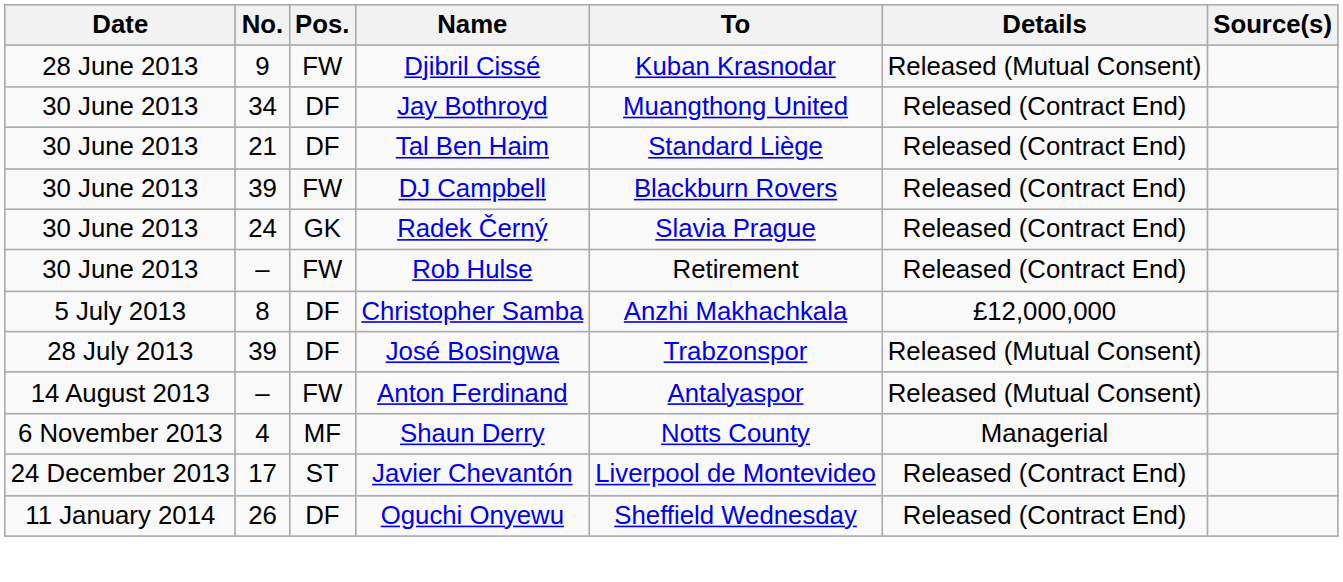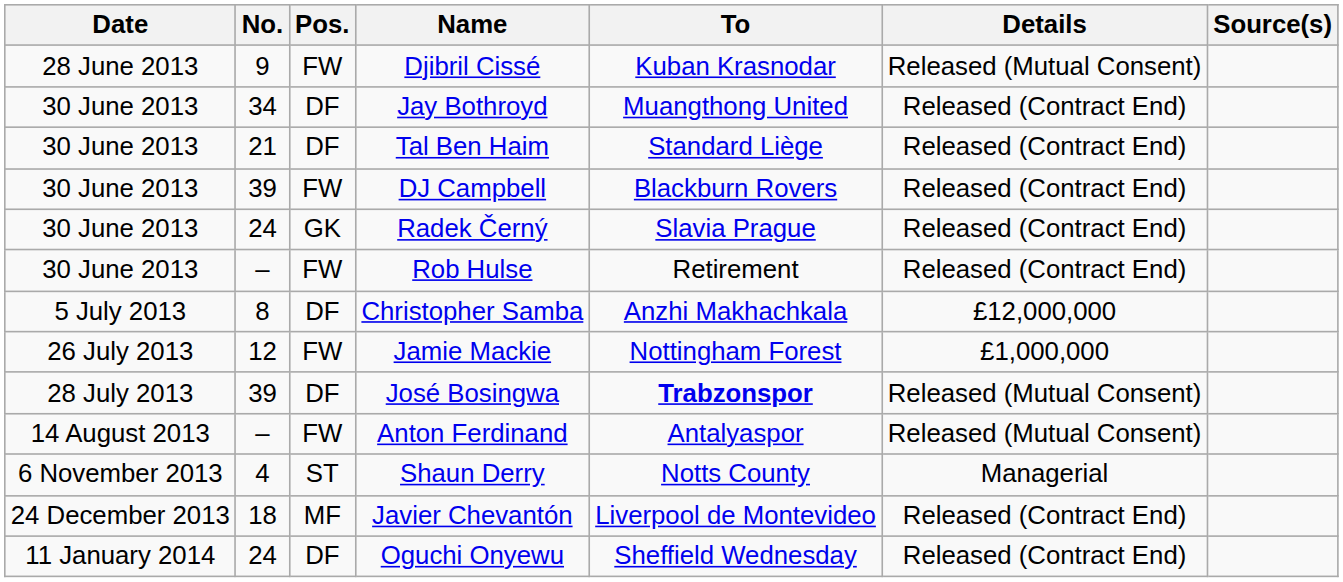+ row: (472, 351)
(736, 351) normal -> (736, 392) bold
(322, 433) MF -> (322, 474) ST
(262, 474) 17 -> (262, 515) 18
(322, 474) ST -> (322, 515) MF
(262, 515) 26 -> (262, 556) 24
